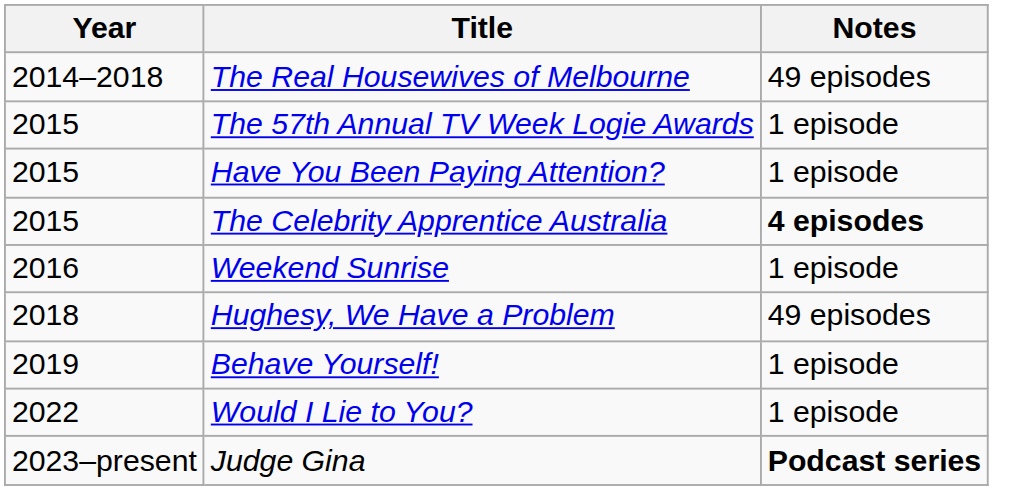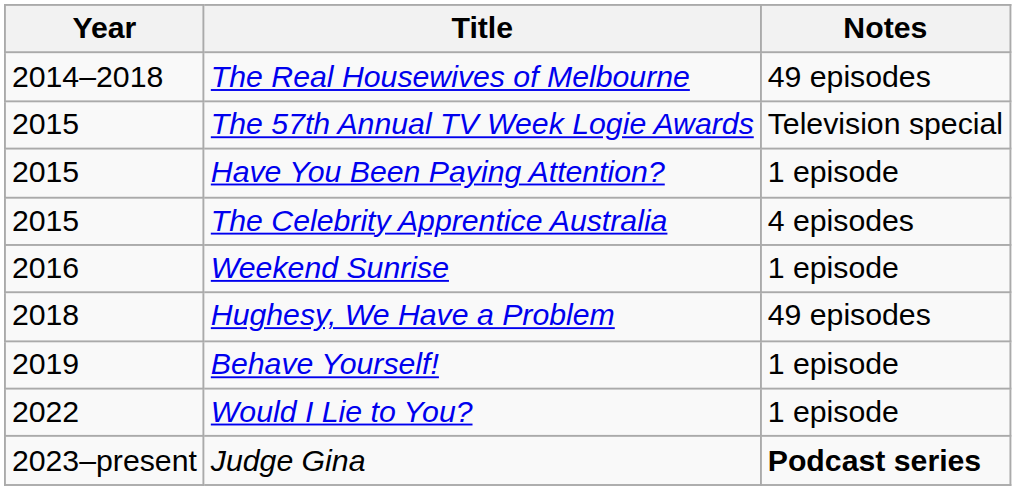(833, 124) 1 episode -> (885, 124) Television special
(846, 220) bold -> (841, 220) normal
